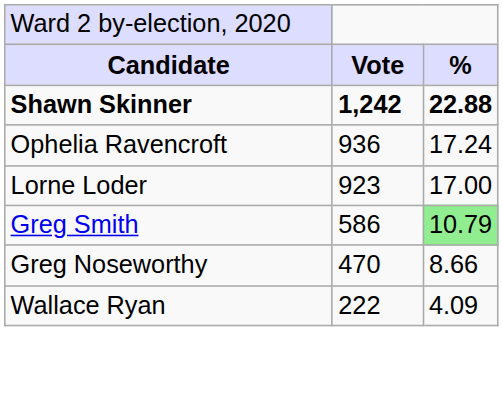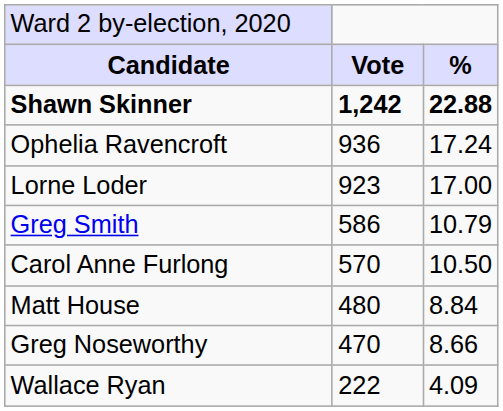(461, 225) lightgreen background -> (461, 225) no background
+ row: (120, 265)
+ row: (75, 305)
